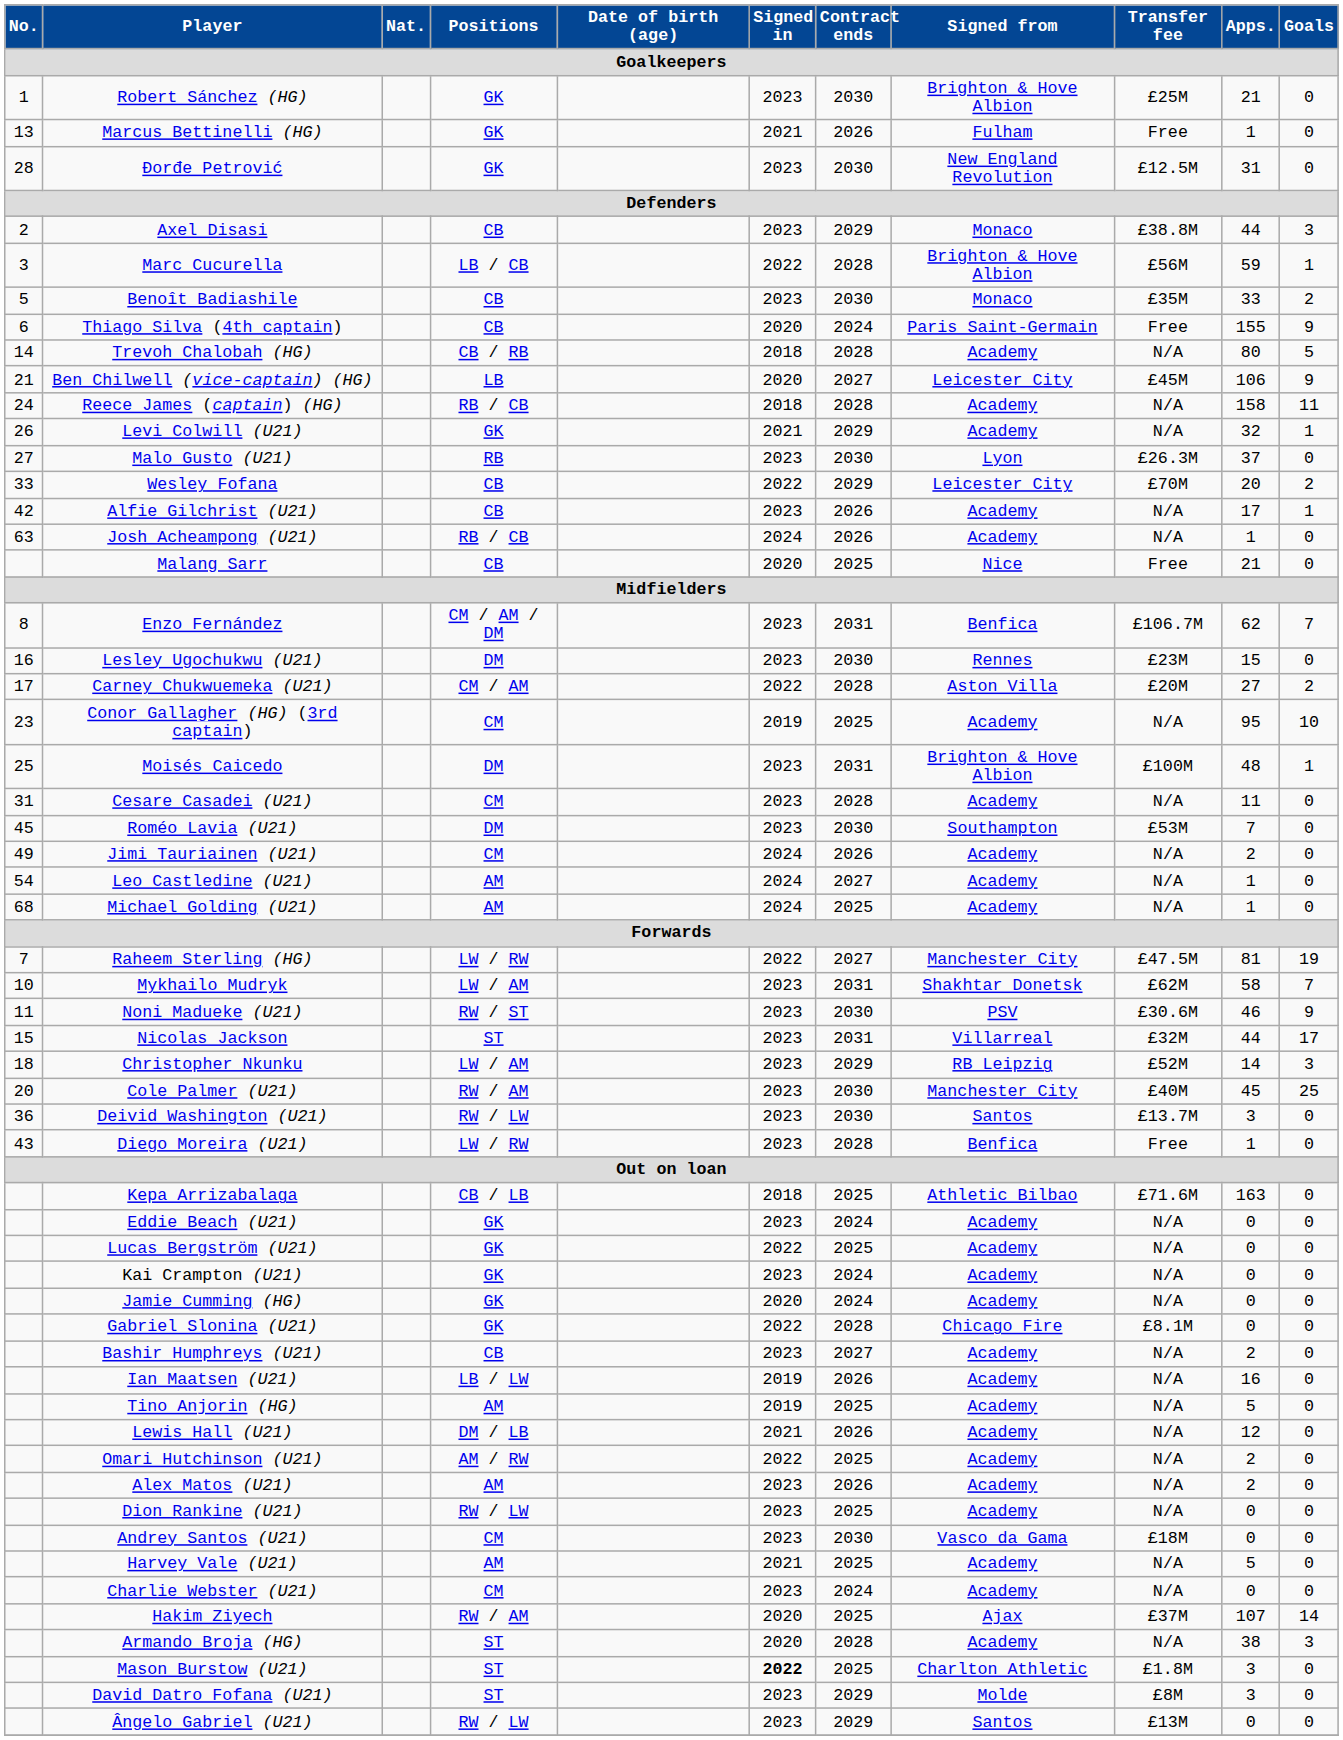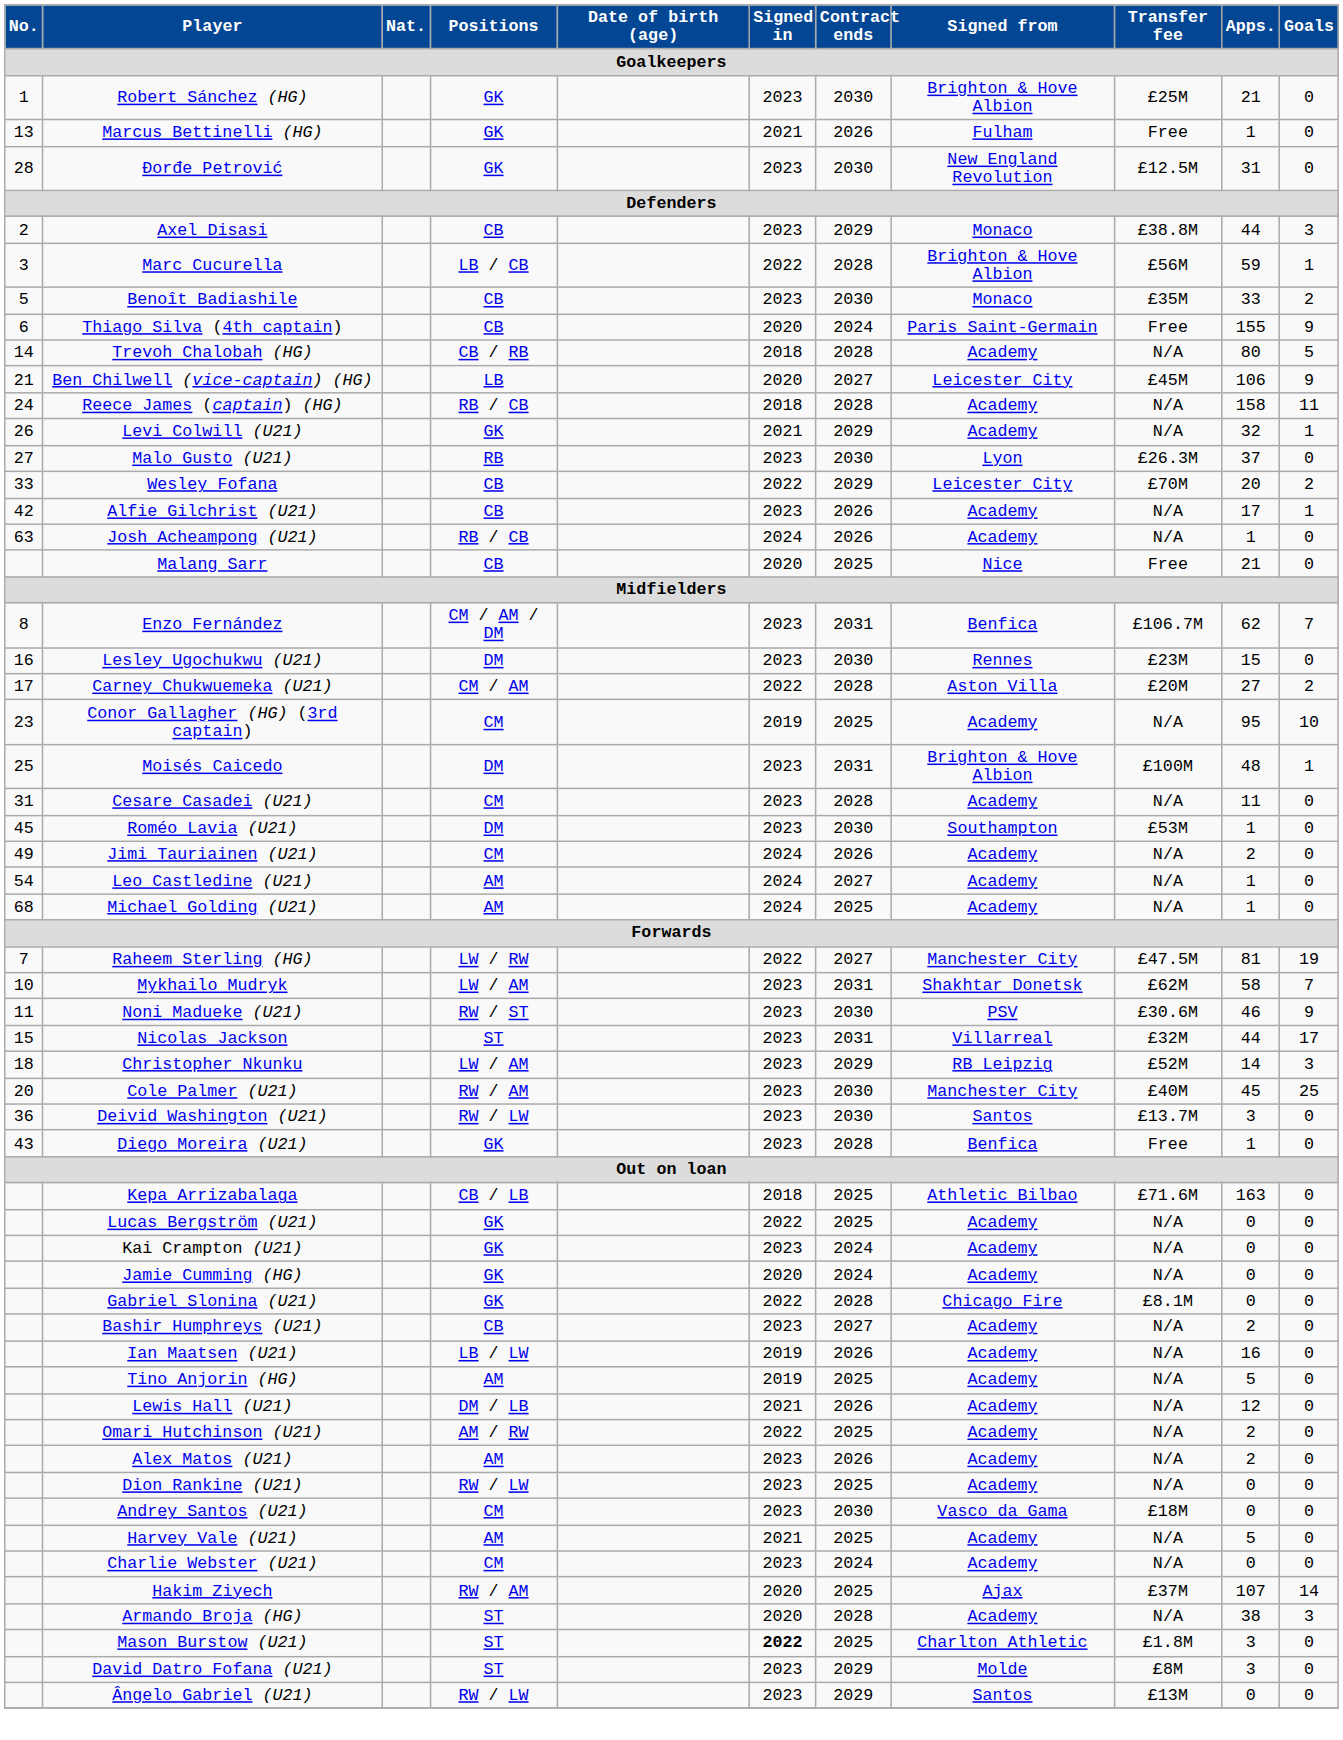(1251, 828) 7 -> (1251, 828) 1
(494, 1144) LW / RW -> (494, 1144) GK
- row: (212, 1222)
